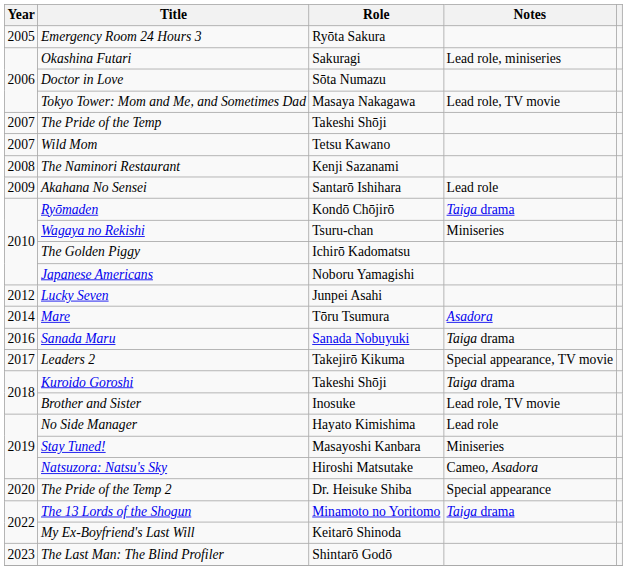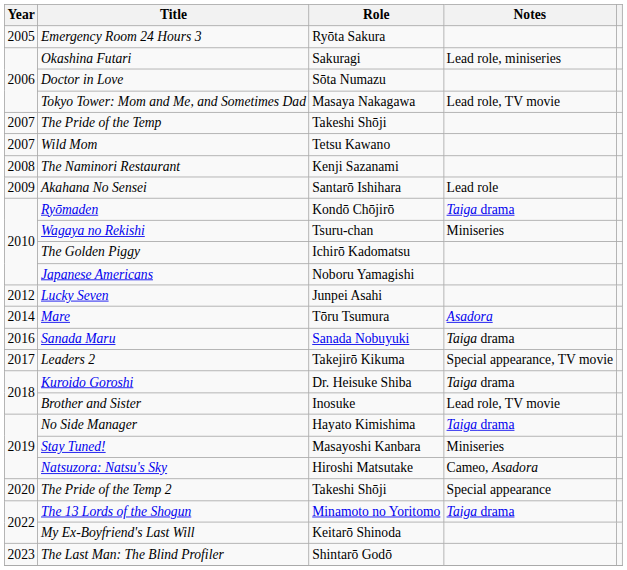(349, 381) Takeshi Shōji -> (362, 381) Dr. Heisuke Shiba
(472, 425) Lead role -> (481, 425) Taiga drama
(362, 489) Dr. Heisuke Shiba -> (349, 489) Takeshi Shōji
